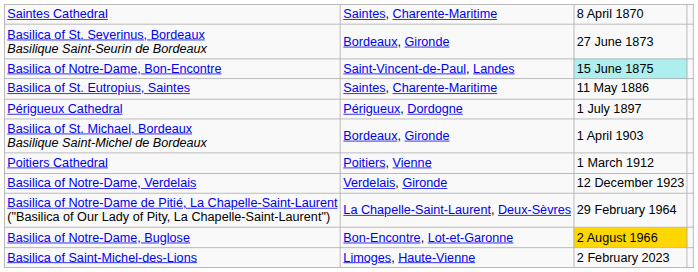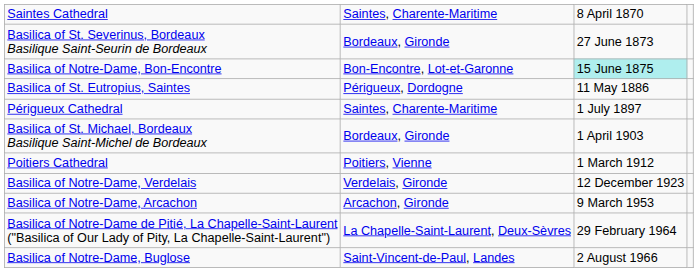(429, 68) Saint-Vincent-de-Paul, Landes -> (428, 68) Bon-Encontre, Lot-et-Garonne
(420, 88) Saintes, Charente-Maritime -> (403, 88) Périgueux, Dordogne
(403, 108) Périgueux, Dordogne -> (420, 108) Saintes, Charente-Maritime
+ row: (102, 203)
(428, 237) Bon-Encontre, Lot-et-Garonne -> (429, 257) Saint-Vincent-de-Paul, Landes
(617, 237) gold background -> (617, 257) no background
- row: (102, 257)
